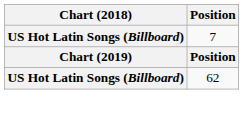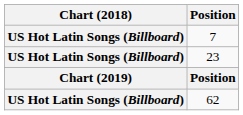+ row: (213, 57)
